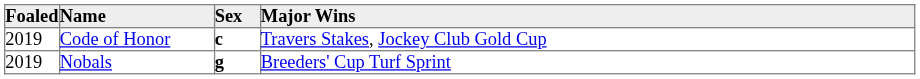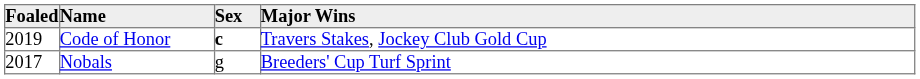(24, 62) 2019 -> (24, 62) 2017
(219, 62) bold -> (219, 62) normal
